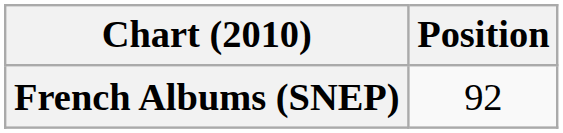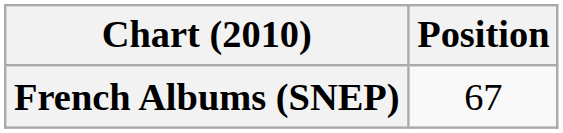(483, 95) 92 -> (483, 95) 67
